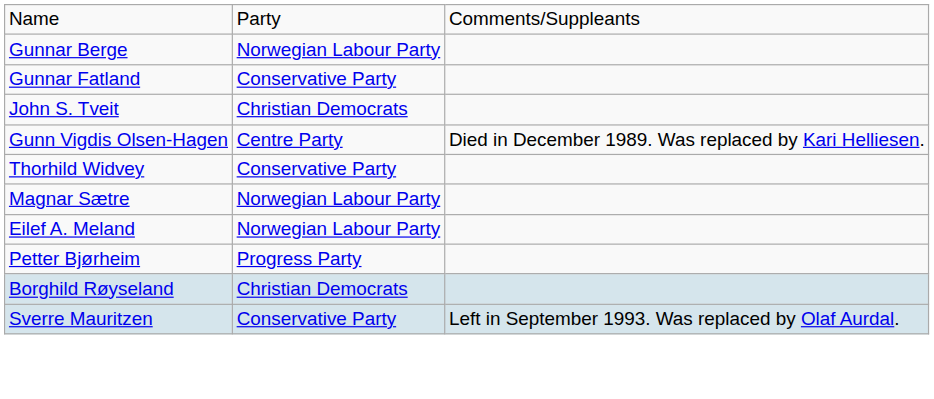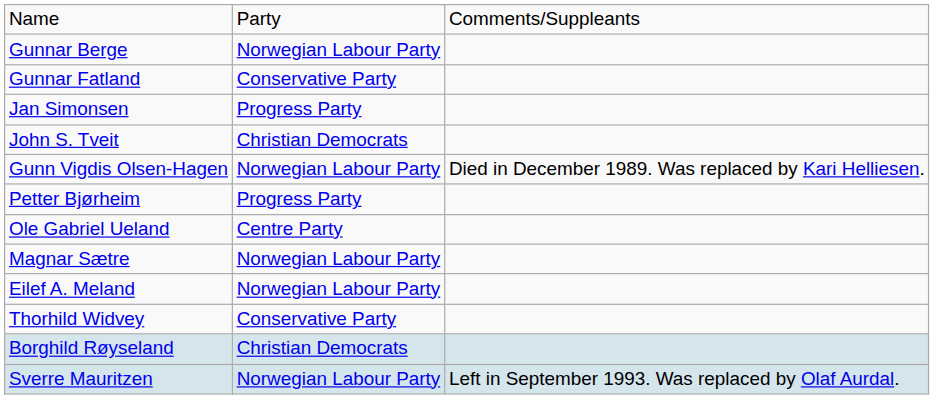+ row: (69, 109)
(290, 139) Centre Party -> (338, 169) Norwegian Labour Party
rows swapped: (77, 169) <-> (75, 259)
+ row: (89, 229)
(316, 318) Conservative Party -> (338, 378) Norwegian Labour Party
